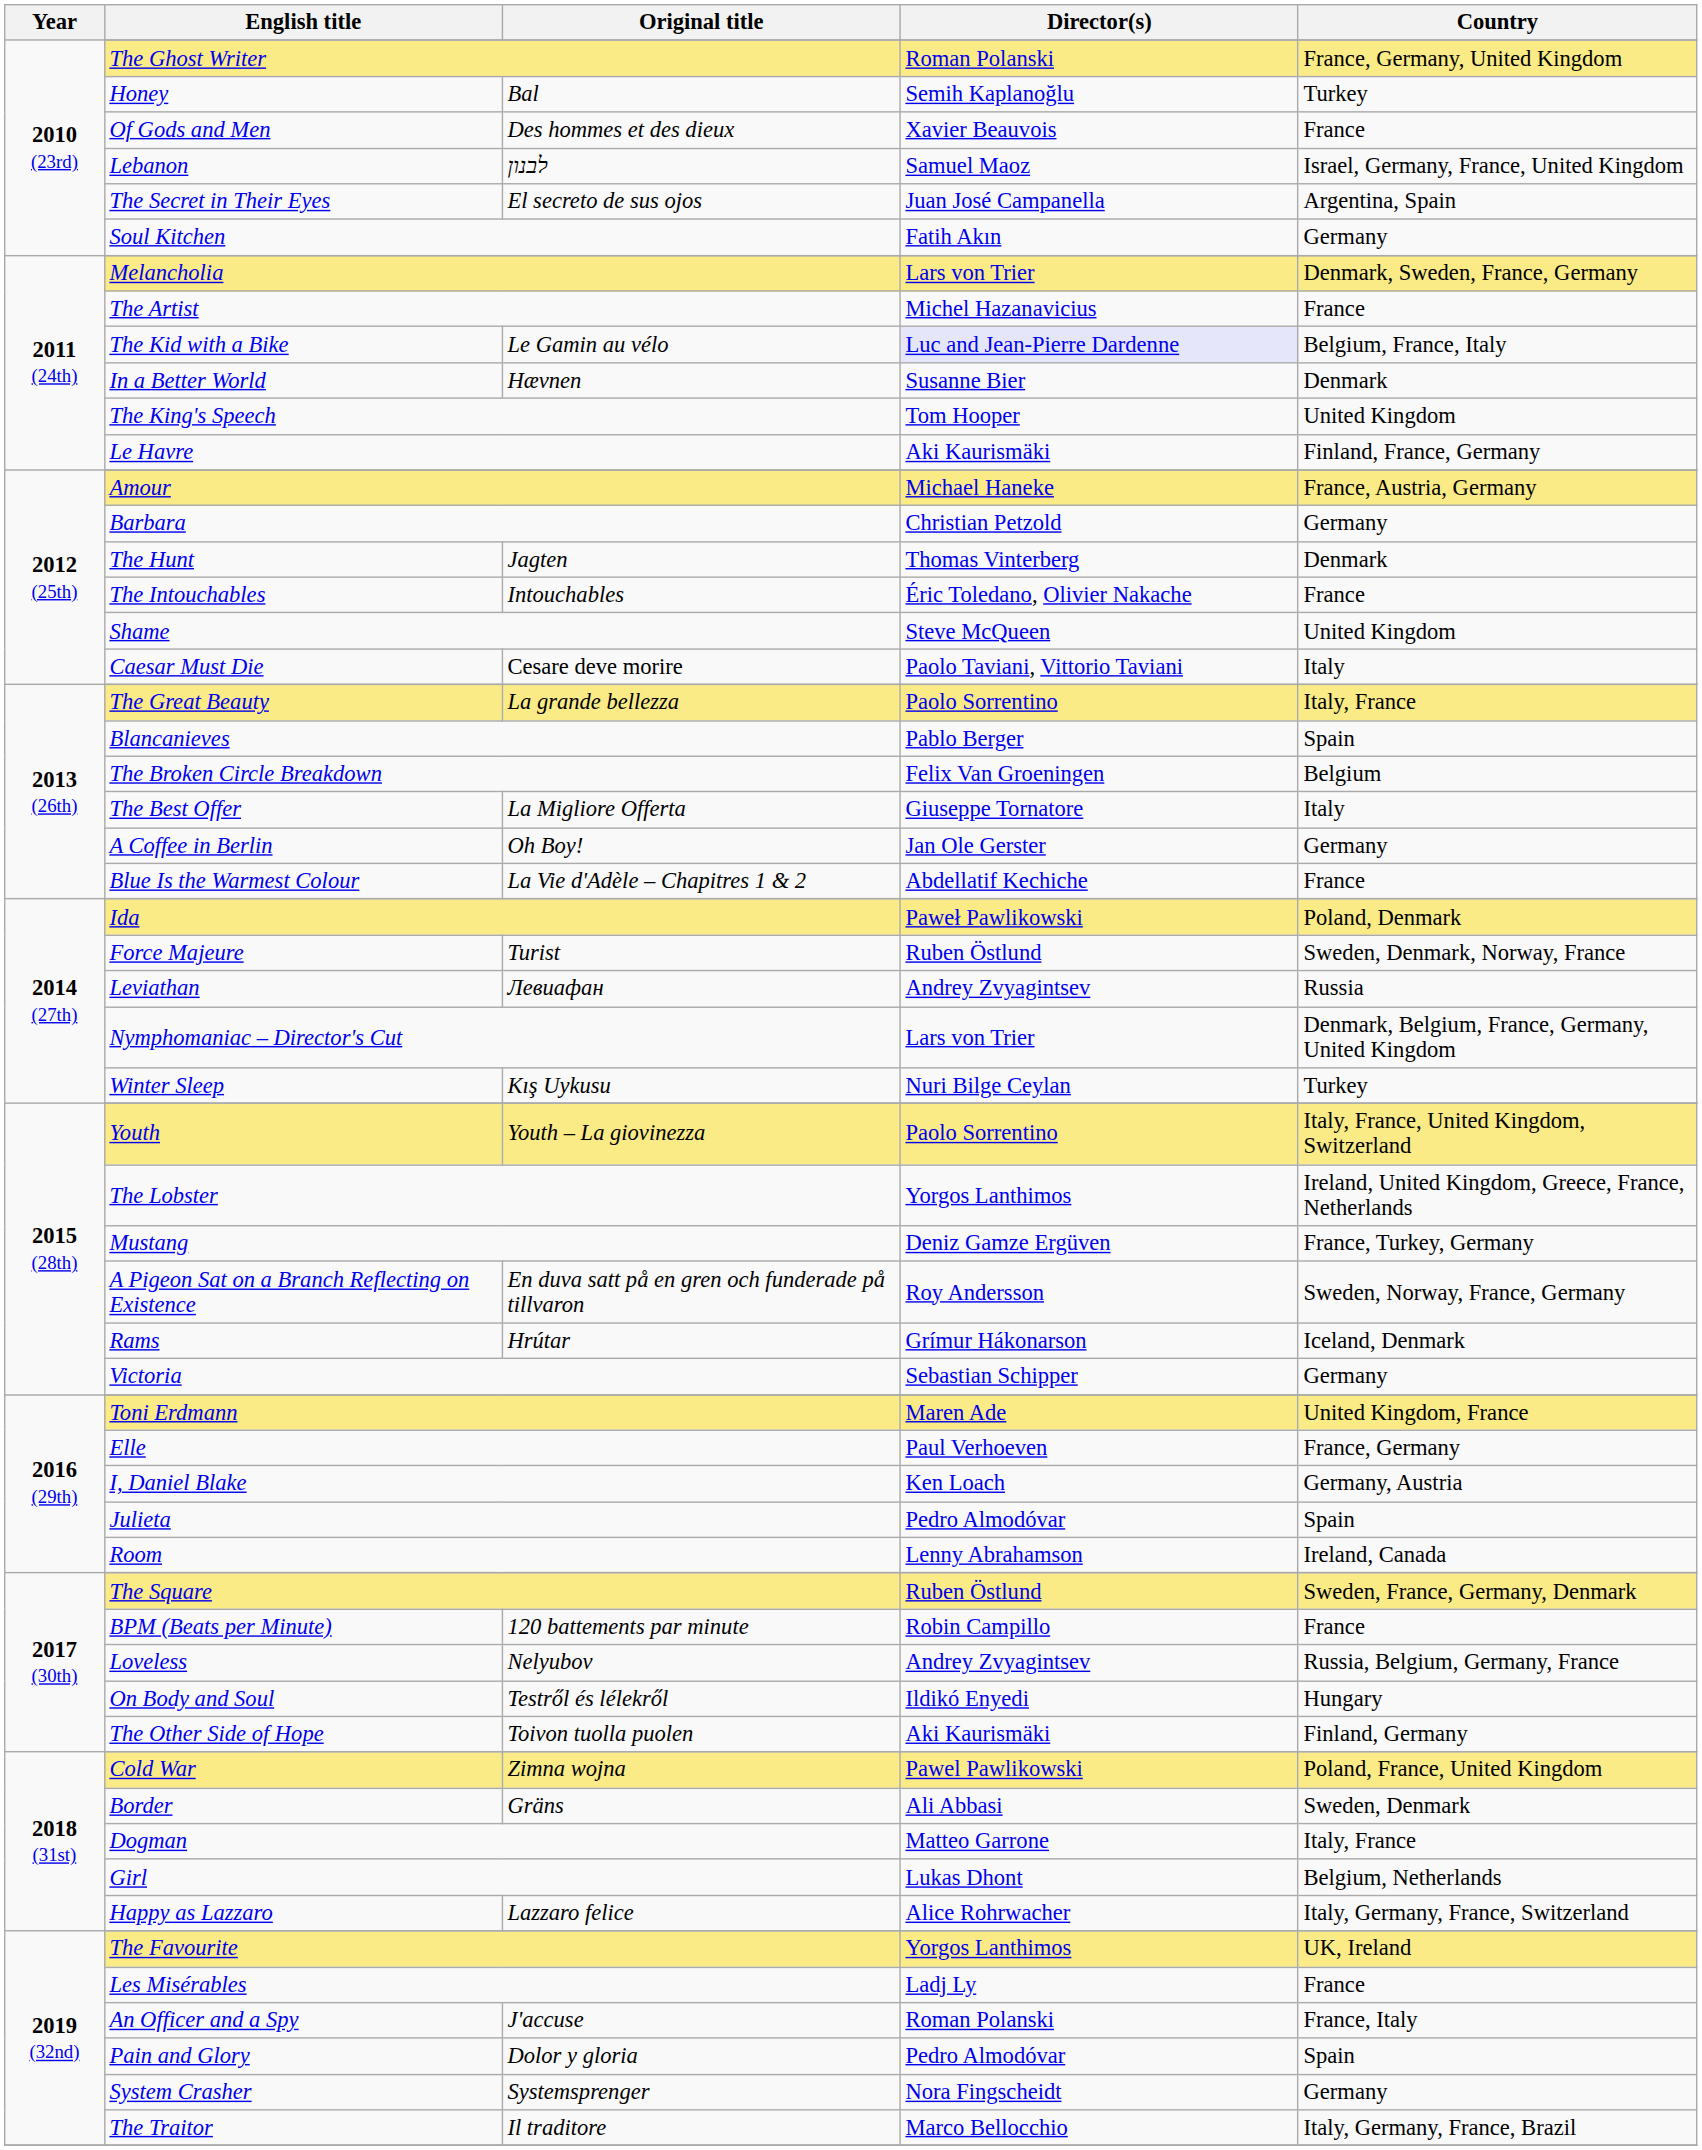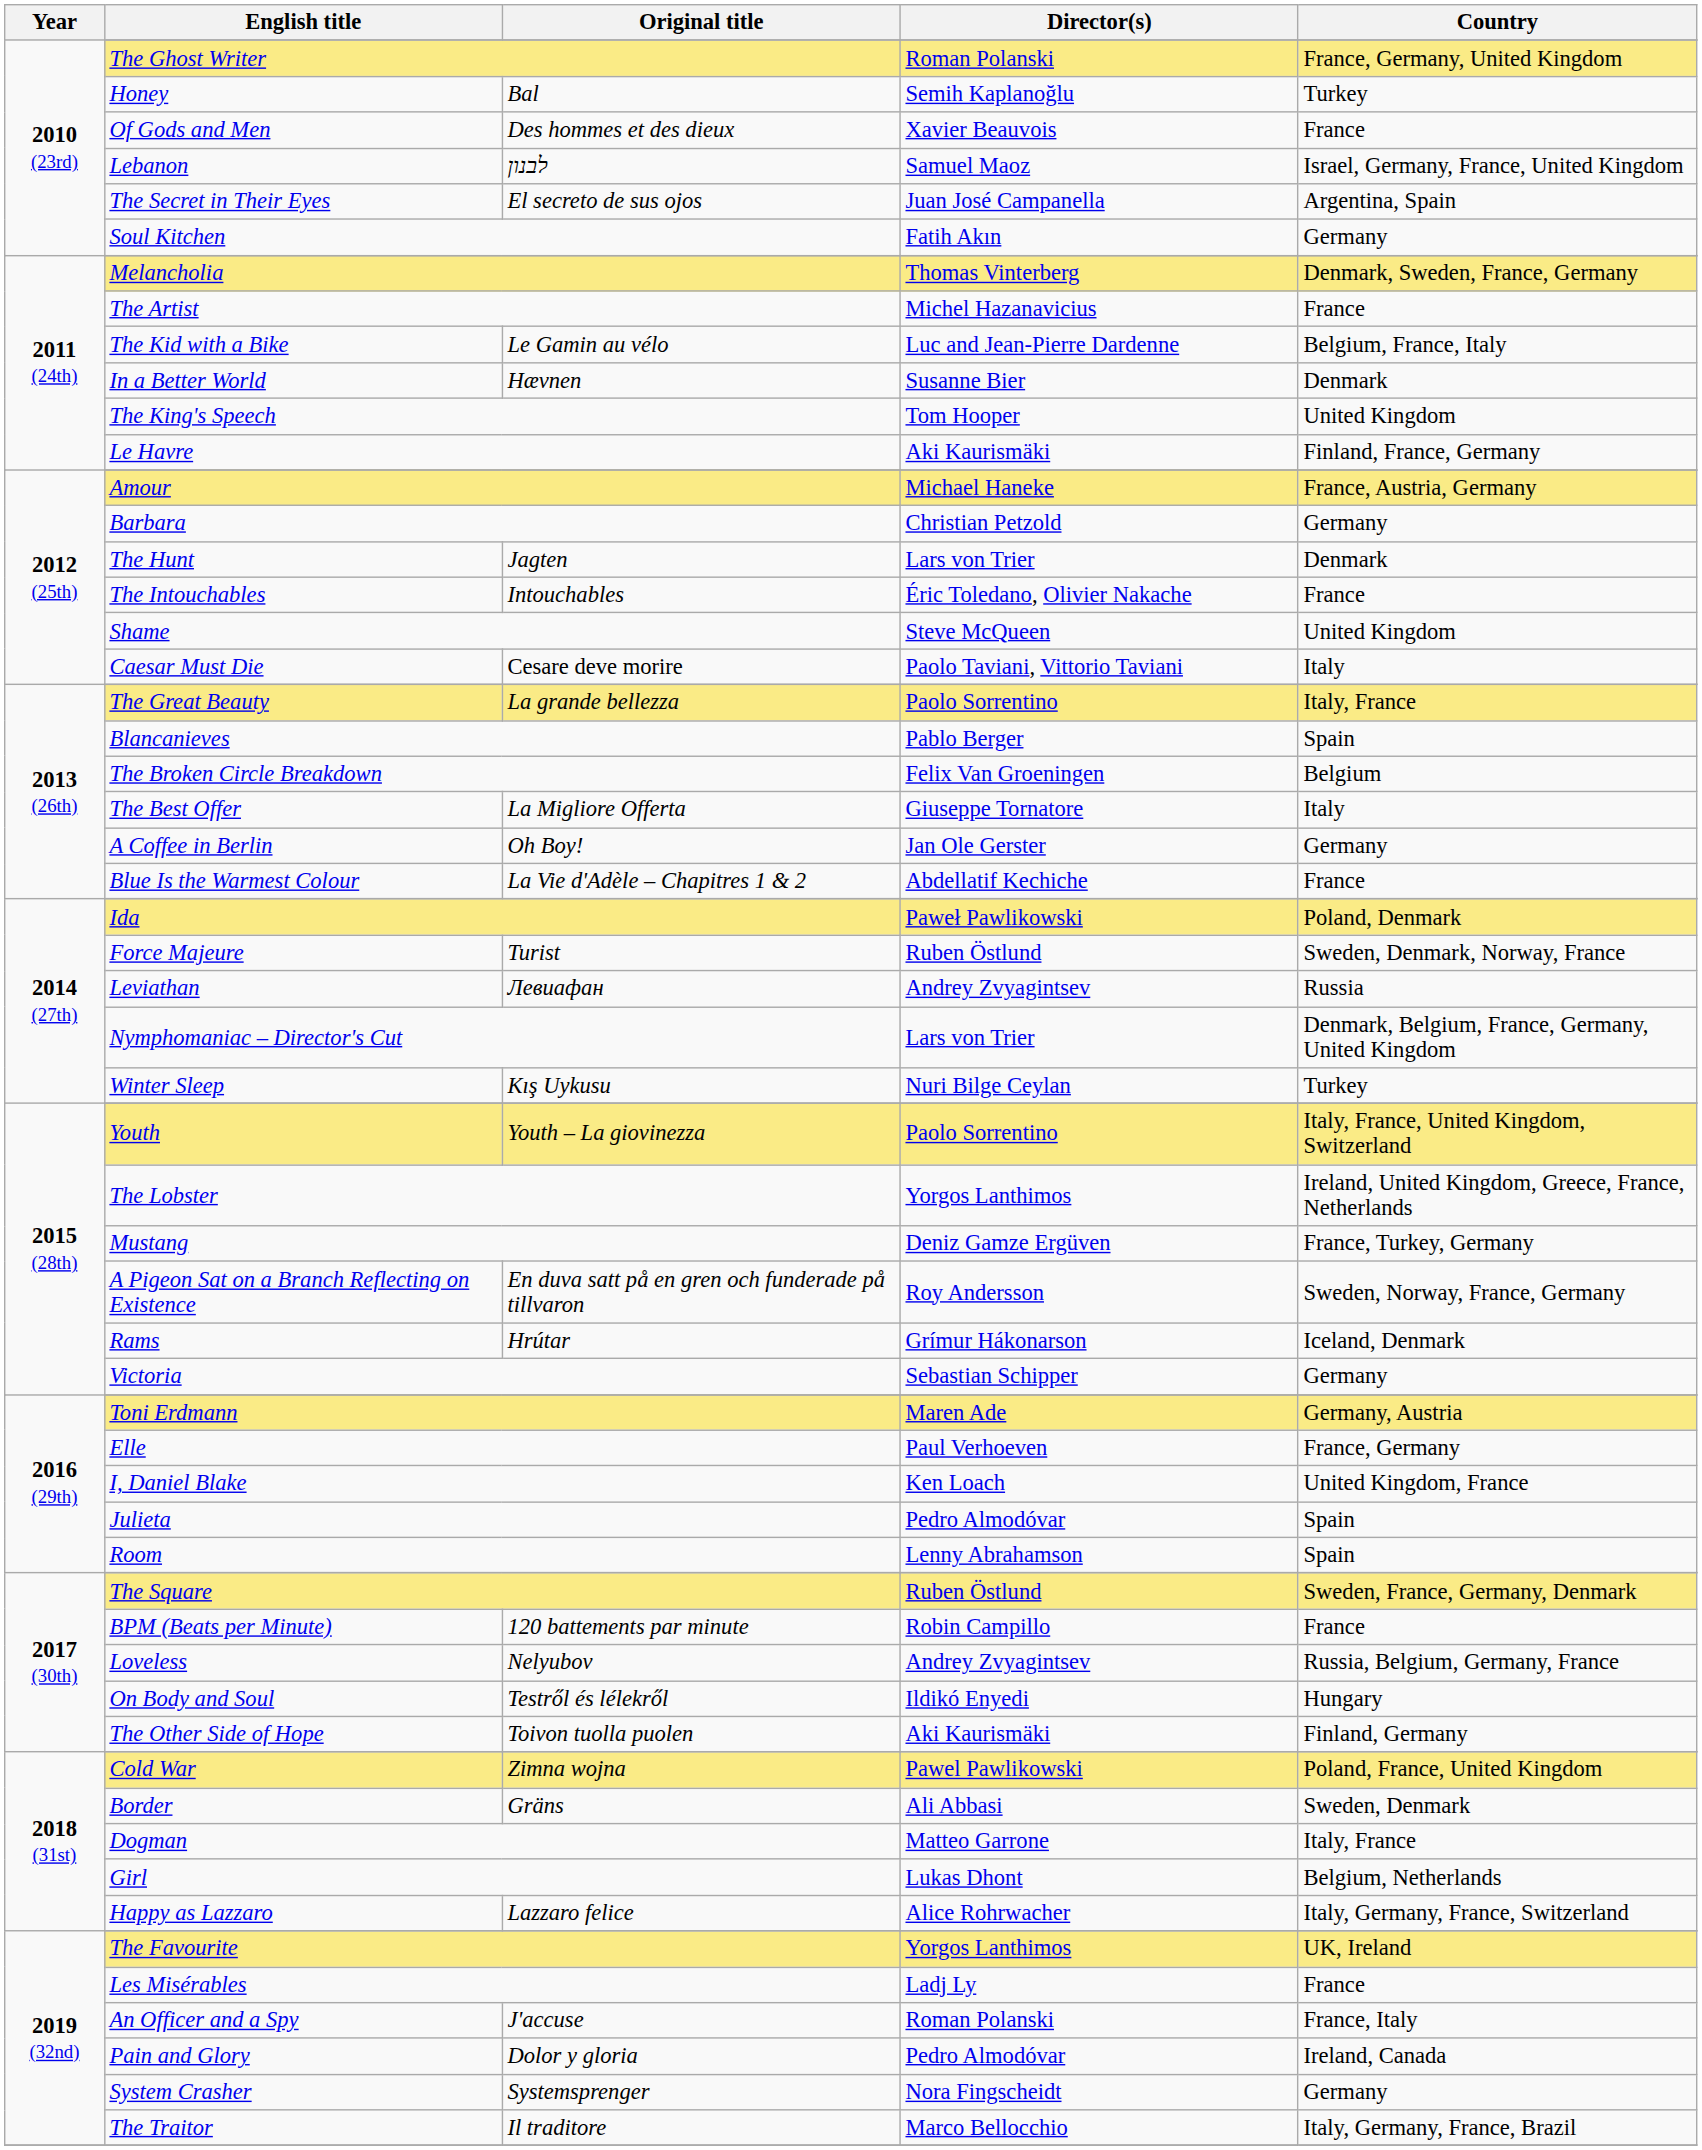(970, 272) Lars von Trier -> (992, 272) Thomas Vinterberg
(1042, 344) lavender background -> (1042, 344) no background
(992, 559) Thomas Vinterberg -> (970, 559) Lars von Trier
(1416, 1411) United Kingdom, France -> (1383, 1411) Germany, Austria
(1383, 1483) Germany, Austria -> (1416, 1483) United Kingdom, France
(1375, 1555) Ireland, Canada -> (1329, 1555) Spain
(1329, 2055) Spain -> (1375, 2055) Ireland, Canada
